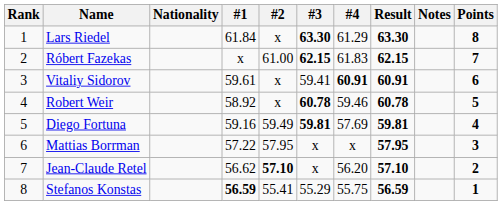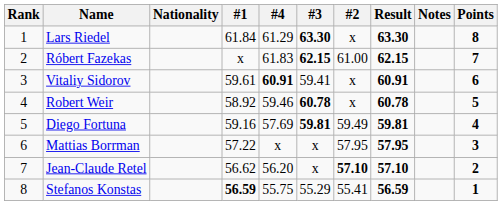columns swapped: (278, 15) <-> (352, 15)
